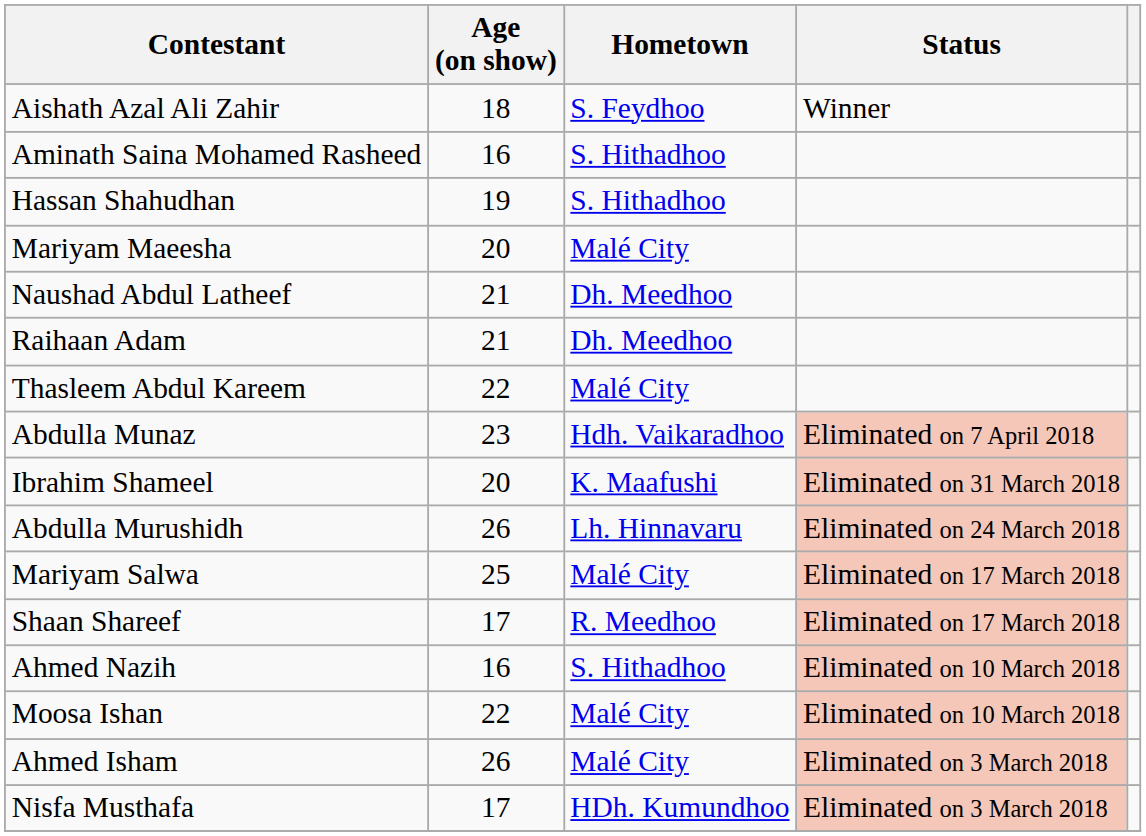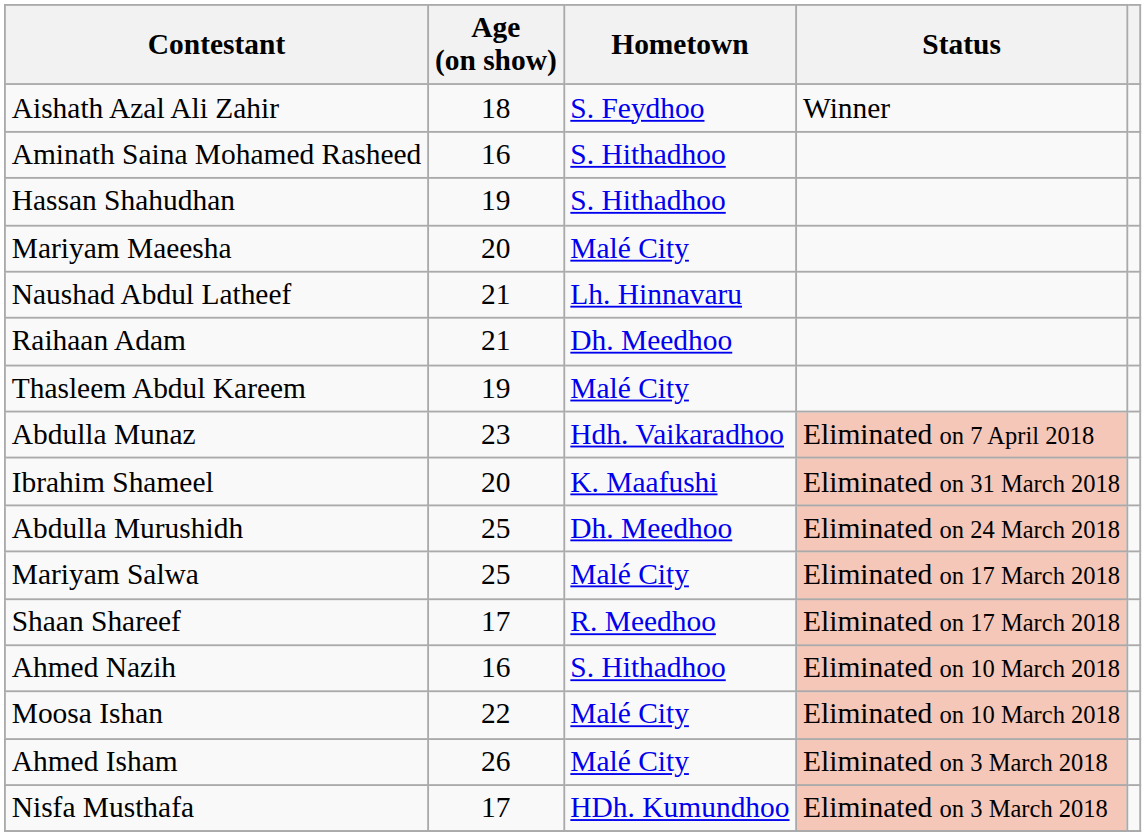(651, 294) Dh. Meedhoo -> (656, 294) Lh. Hinnavaru
(496, 387) 22 -> (496, 387) 19
(496, 527) 26 -> (496, 527) 25
(656, 527) Lh. Hinnavaru -> (651, 527) Dh. Meedhoo
